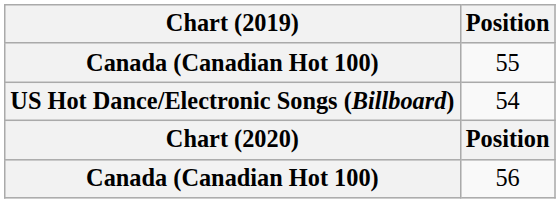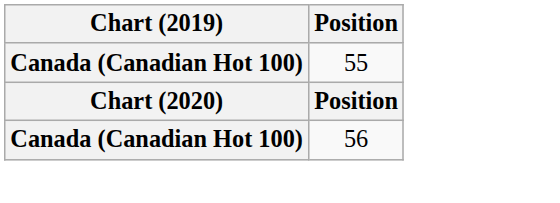- row: (508, 100)
